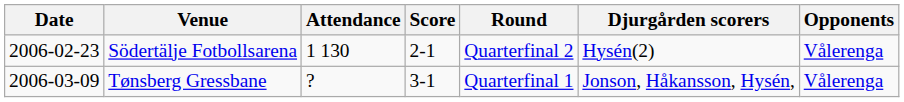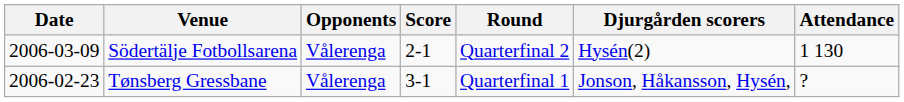columns swapped: (849, 19) <-> (353, 19)
(54, 50) 2006-02-23 -> (54, 50) 2006-03-09
(54, 81) 2006-03-09 -> (54, 81) 2006-02-23
